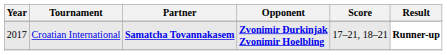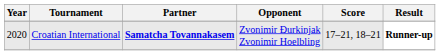(17, 35) 2017 -> (17, 35) 2020
(283, 35) bold -> (280, 35) normal
